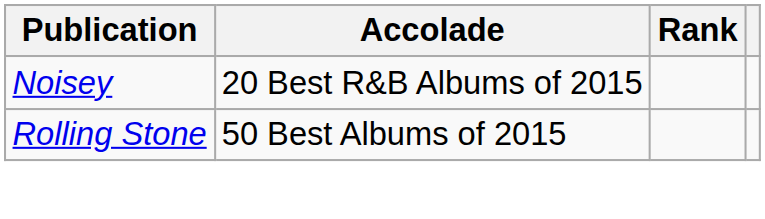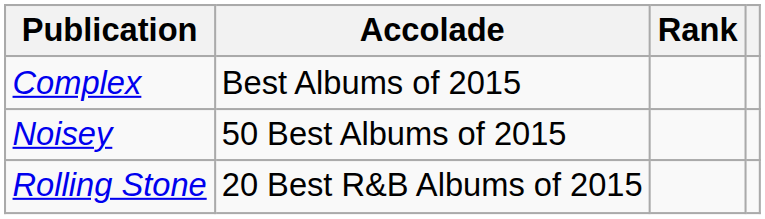+ row: (77, 82)
(432, 82) 20 Best R&B Albums of 2015 -> (394, 133) 50 Best Albums of 2015
(394, 133) 50 Best Albums of 2015 -> (432, 185) 20 Best R&B Albums of 2015
